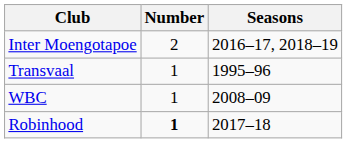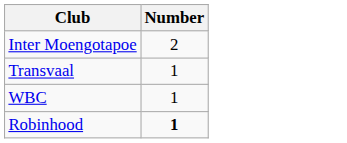- column: (275, 17)
